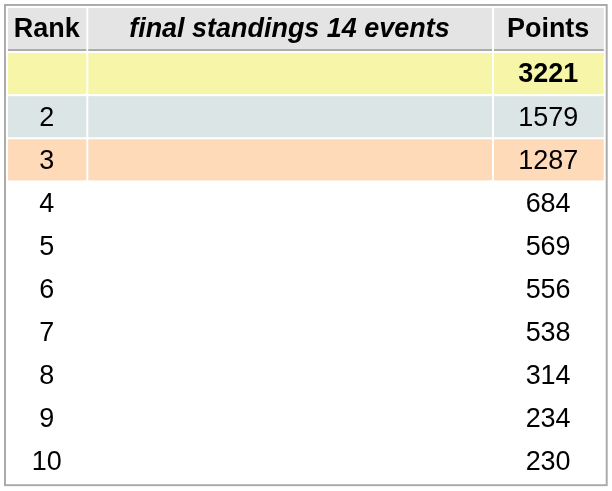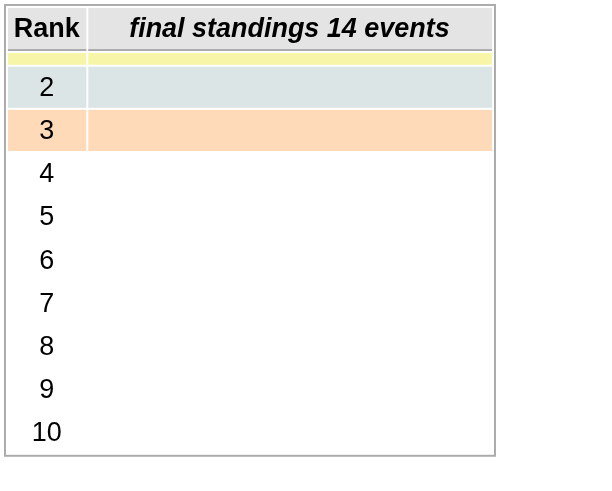- column: (548, 28)
